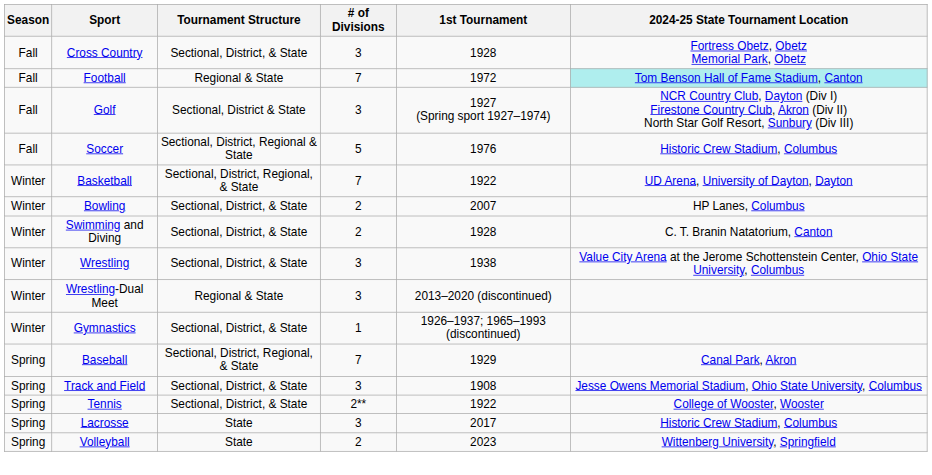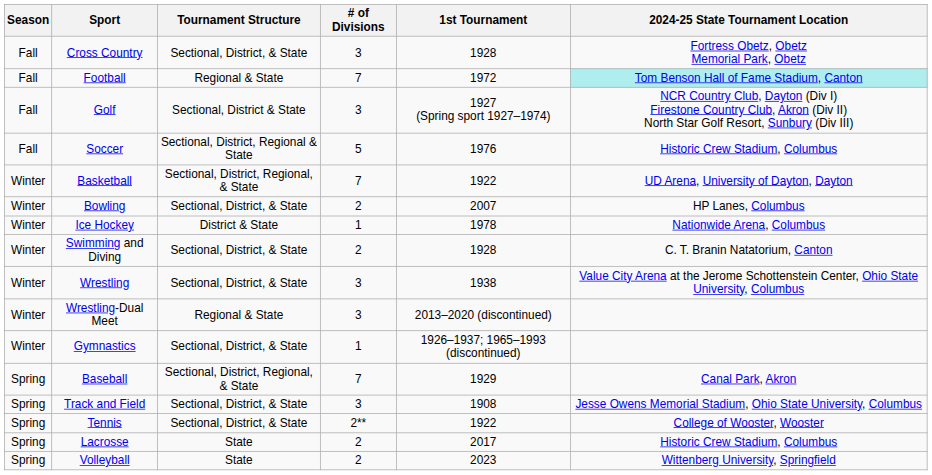+ row: (105, 225)
(358, 423) 3 -> (358, 442) 2
